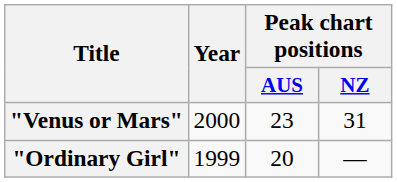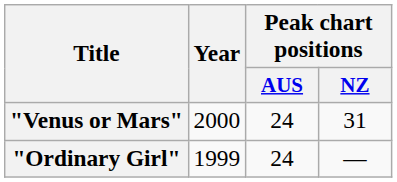(282, 121) 23 -> (282, 121) 24
(282, 158) 20 -> (282, 158) 24
